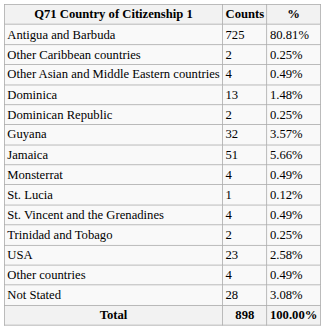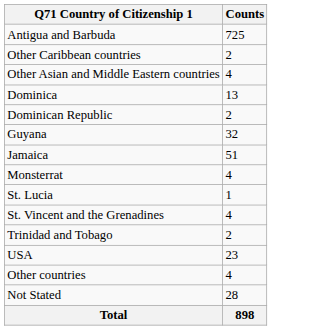- column: (294, 14)
